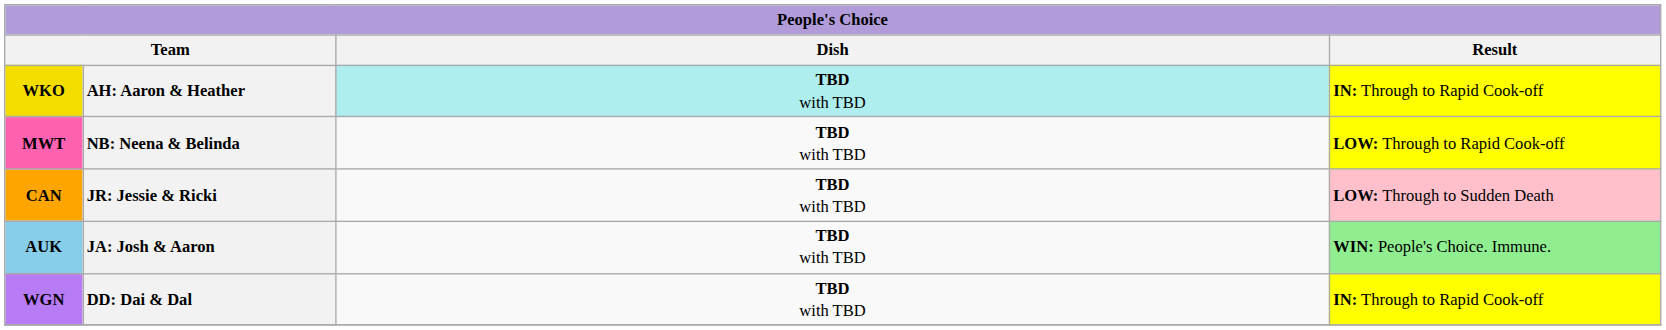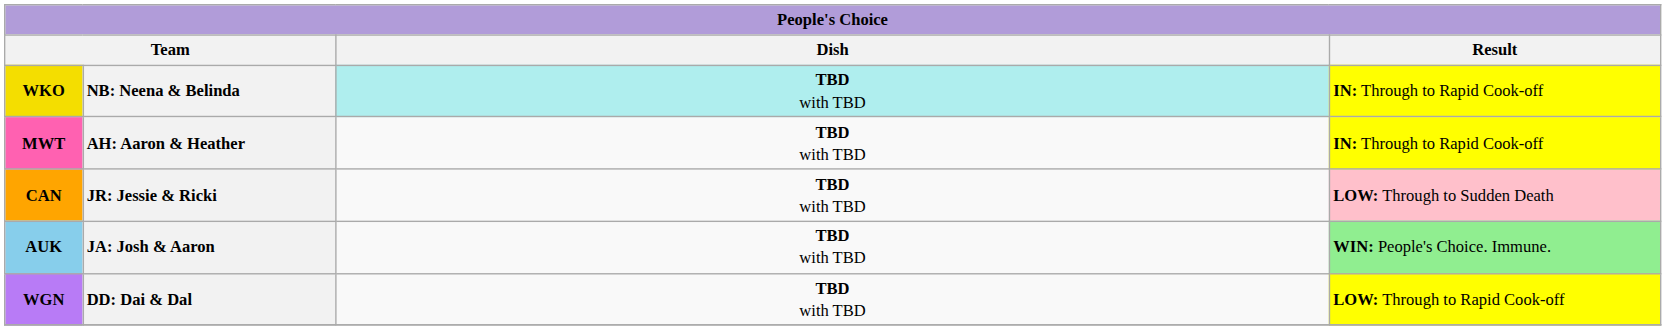(166, 91) AH: Aaron & Heather -> (163, 91) NB: Neena & Belinda
(163, 143) NB: Neena & Belinda -> (166, 143) AH: Aaron & Heather
(1449, 143) LOW: Through to Rapid Cook-off -> (1438, 143) IN: Through to Rapid Cook-off
(1438, 299) IN: Through to Rapid Cook-off -> (1449, 299) LOW: Through to Rapid Cook-off
